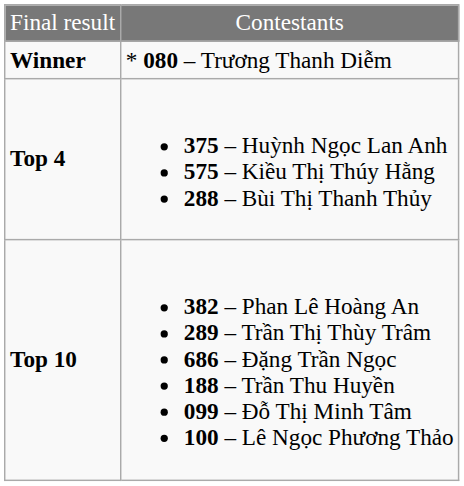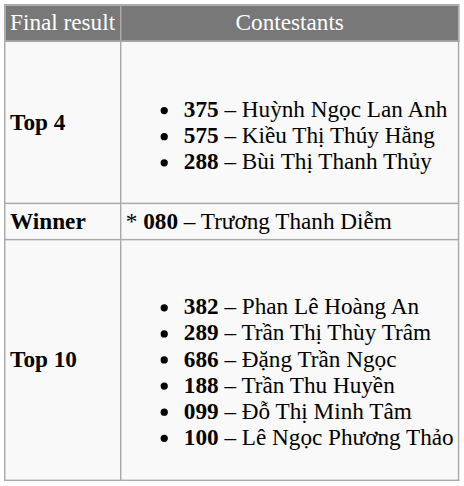rows swapped: (48, 59) <-> (38, 158)
